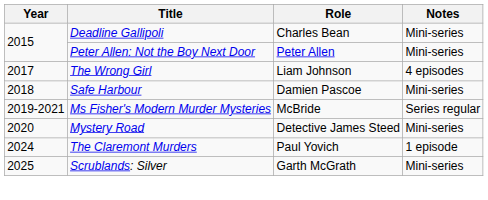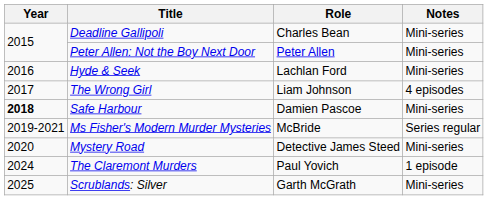+ row: (105, 71)
(20, 90) normal -> (20, 109) bold
